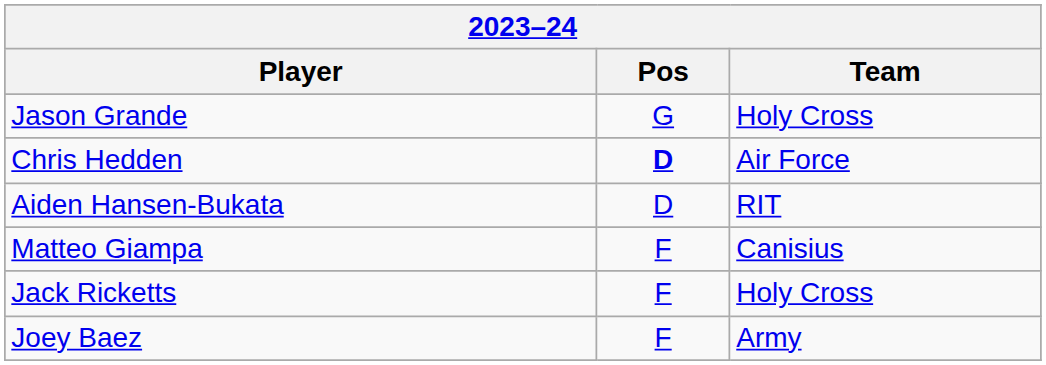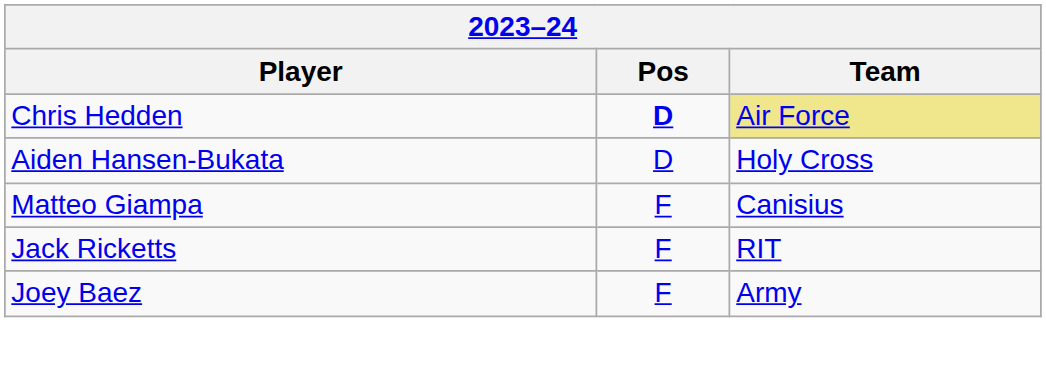- row: (99, 115)
(793, 159) no background -> (793, 115) khaki background
(759, 204) RIT -> (805, 159) Holy Cross
(805, 293) Holy Cross -> (759, 248) RIT
